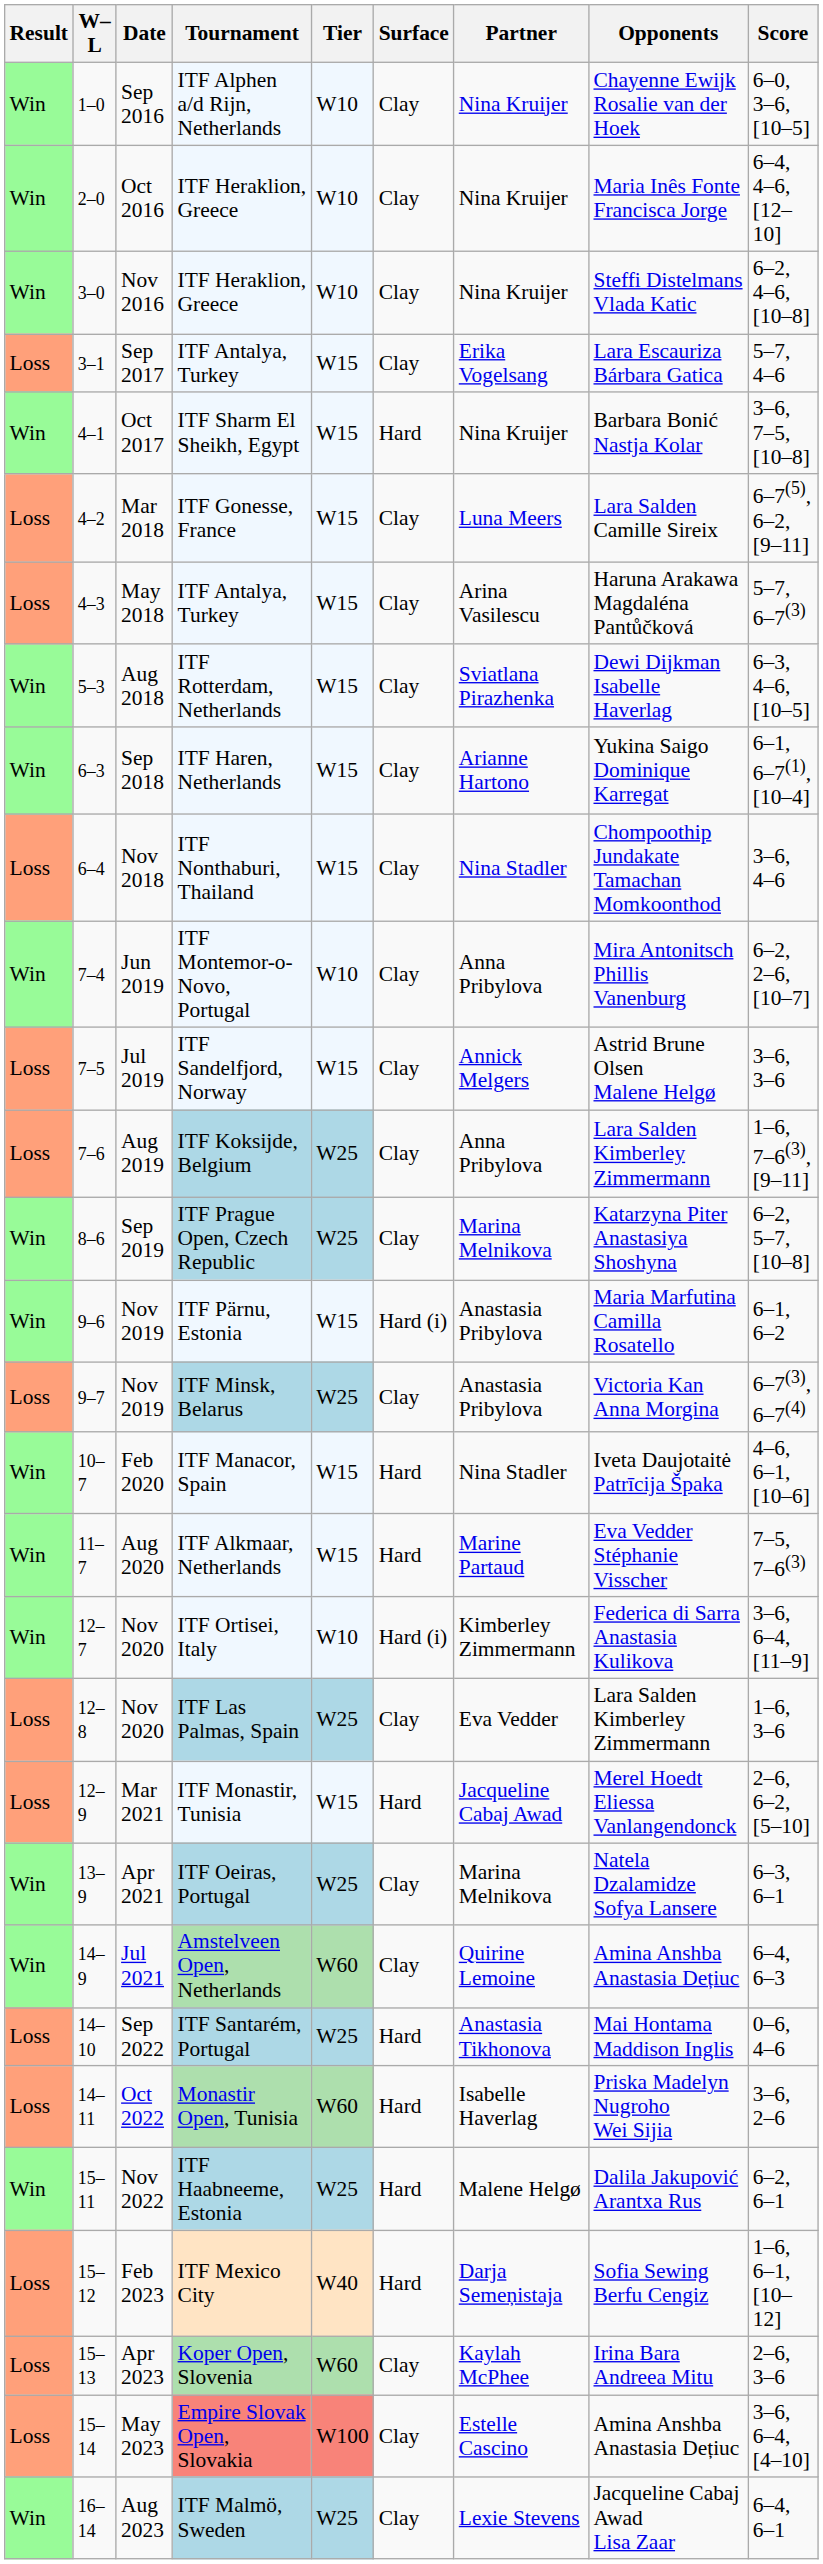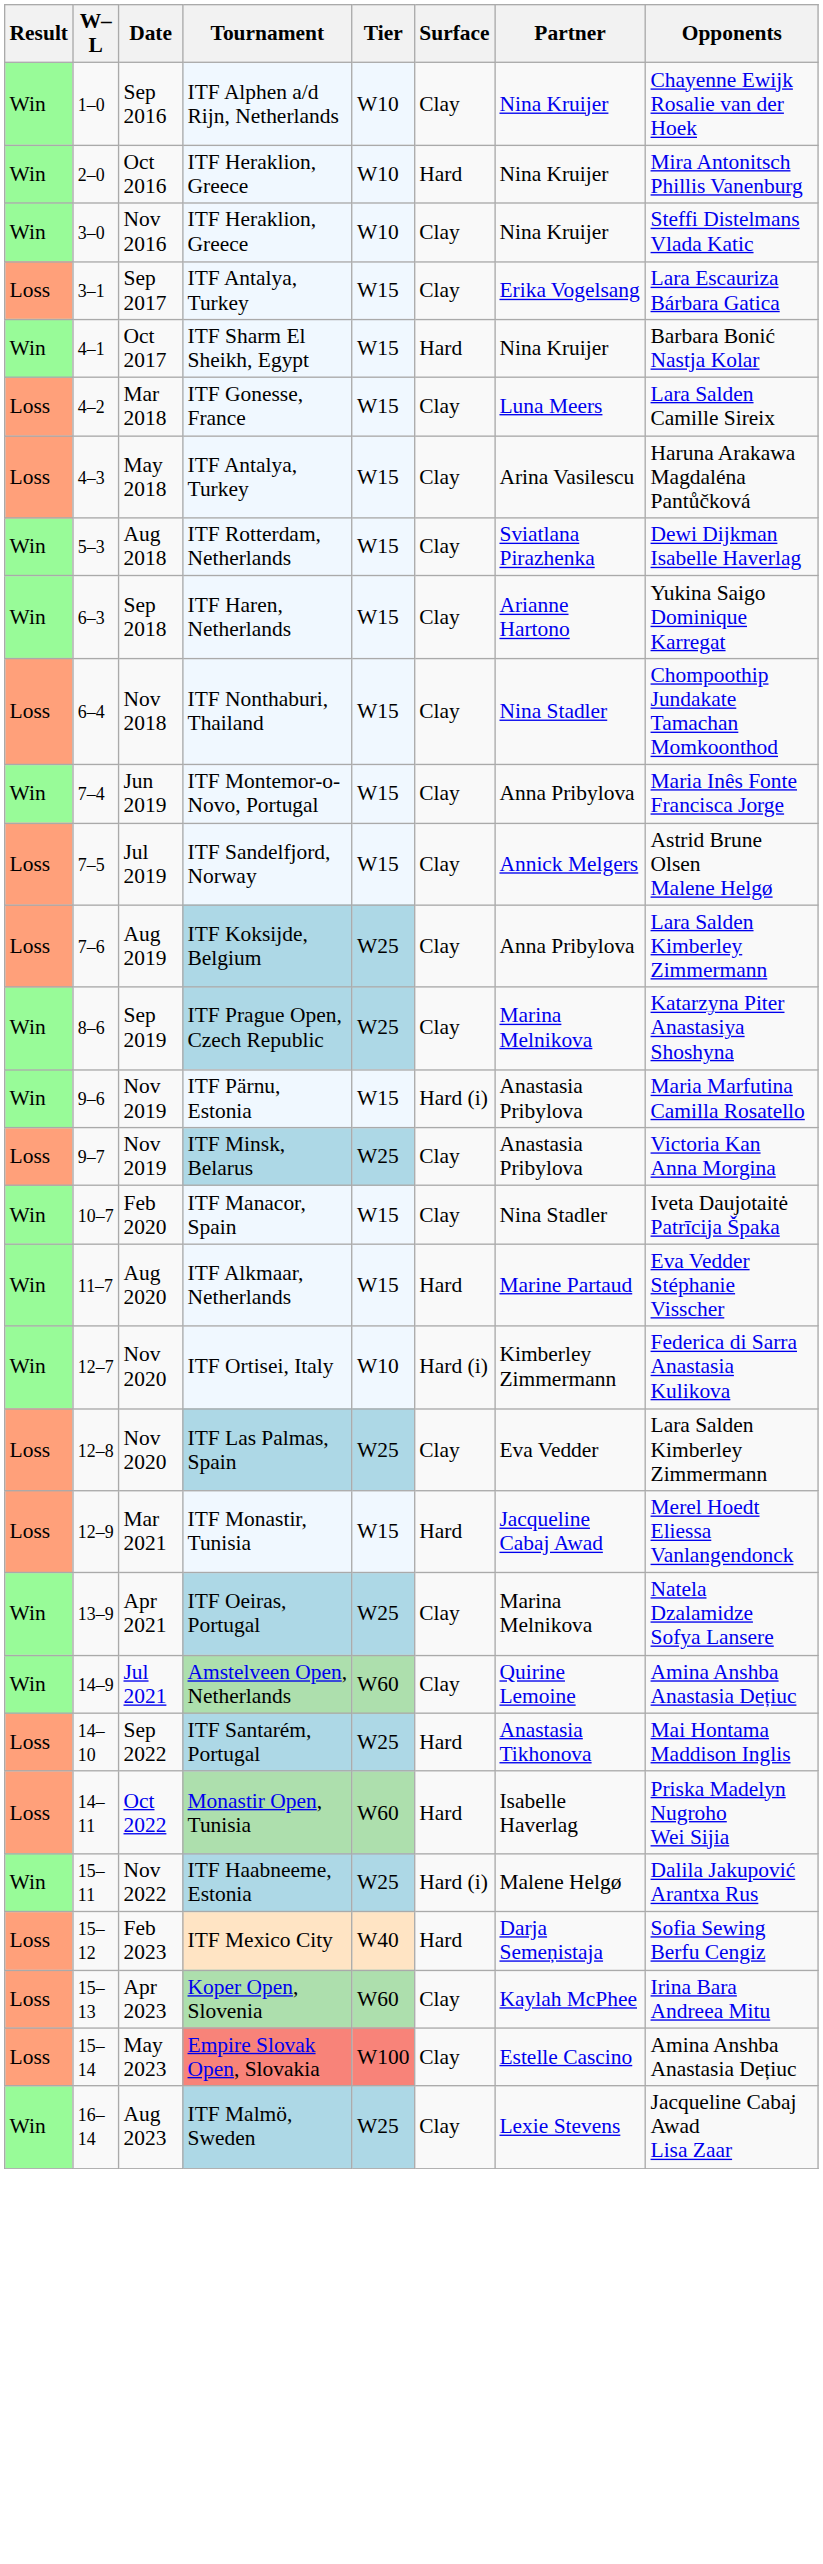- column: (783, 33)
(399, 198) Clay -> (441, 173) Hard
(667, 198) Maria Inês Fonte Francisca Jorge -> (727, 173) Mira Antonitsch Phillis Vanenburg
(337, 973) W10 -> (378, 793) W15
(663, 973) Mira Antonitsch Phillis Vanenburg -> (724, 793) Maria Inês Fonte Francisca Jorge
(400, 1472) Hard -> (440, 1214) Clay
(400, 2188) Hard -> (454, 1882) Hard (i)
